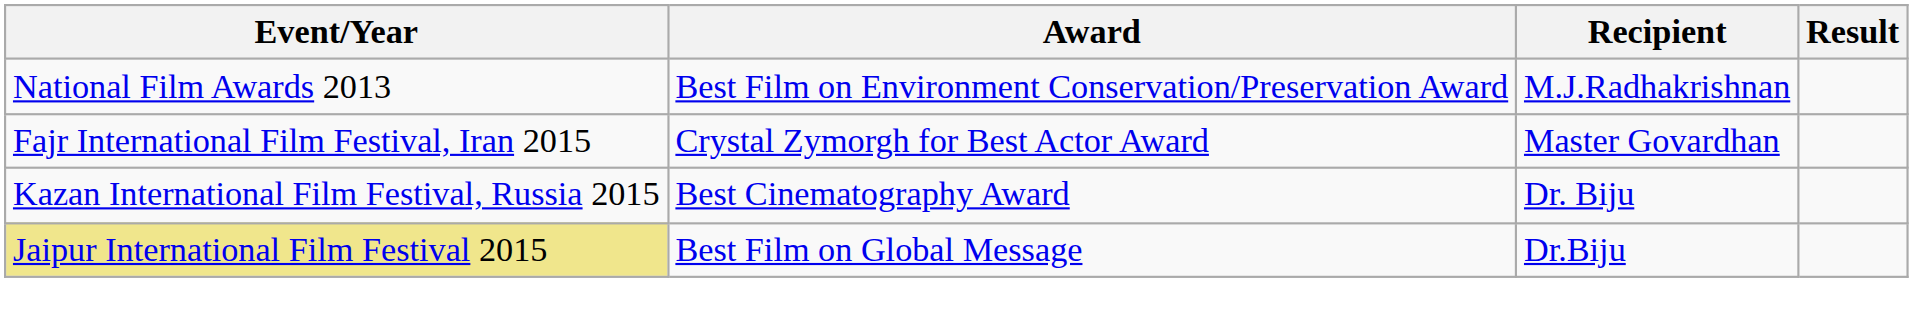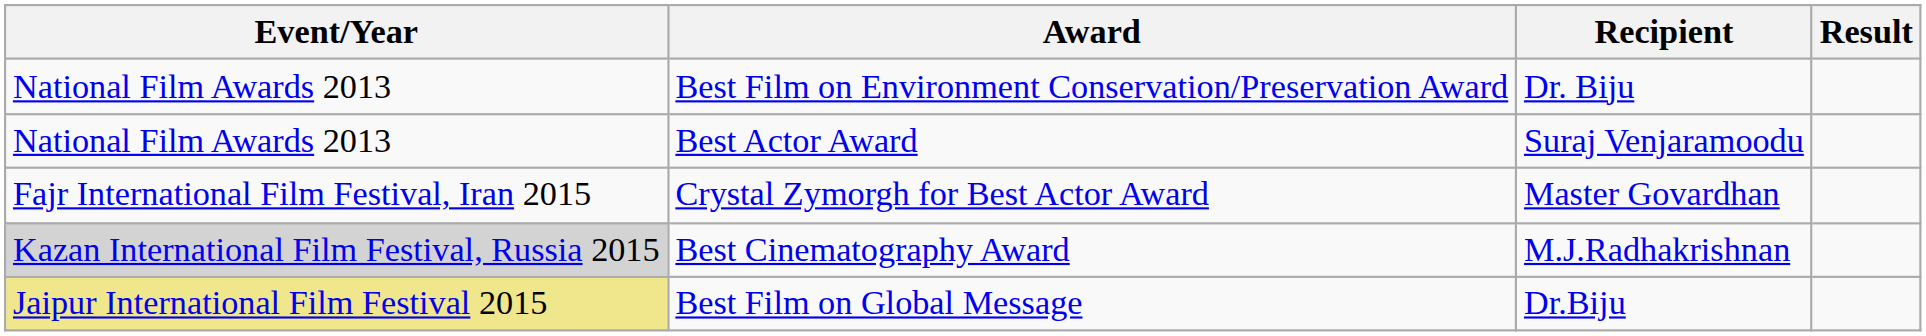(1657, 85) M.J.Radhakrishnan -> (1579, 85) Dr. Biju
+ row: (797, 140)
(336, 194) no background -> (336, 248) lightgrey background
(1579, 194) Dr. Biju -> (1657, 248) M.J.Radhakrishnan
